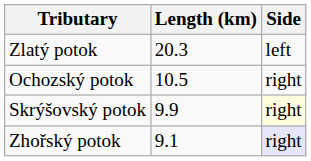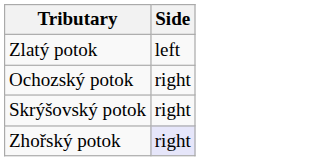- column: (206, 19)
(284, 110) lightyellow background -> (173, 110) no background
